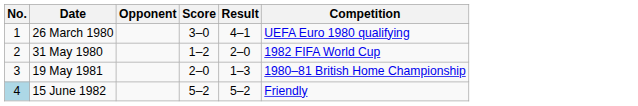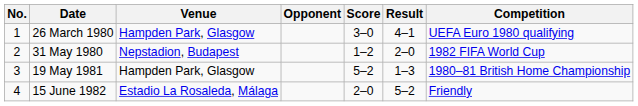+ column: (199, 14)
(199, 71) 2–0 -> (363, 71) 5–2
(17, 91) lightblue background -> (17, 91) no background
(199, 91) 5–2 -> (363, 91) 2–0
